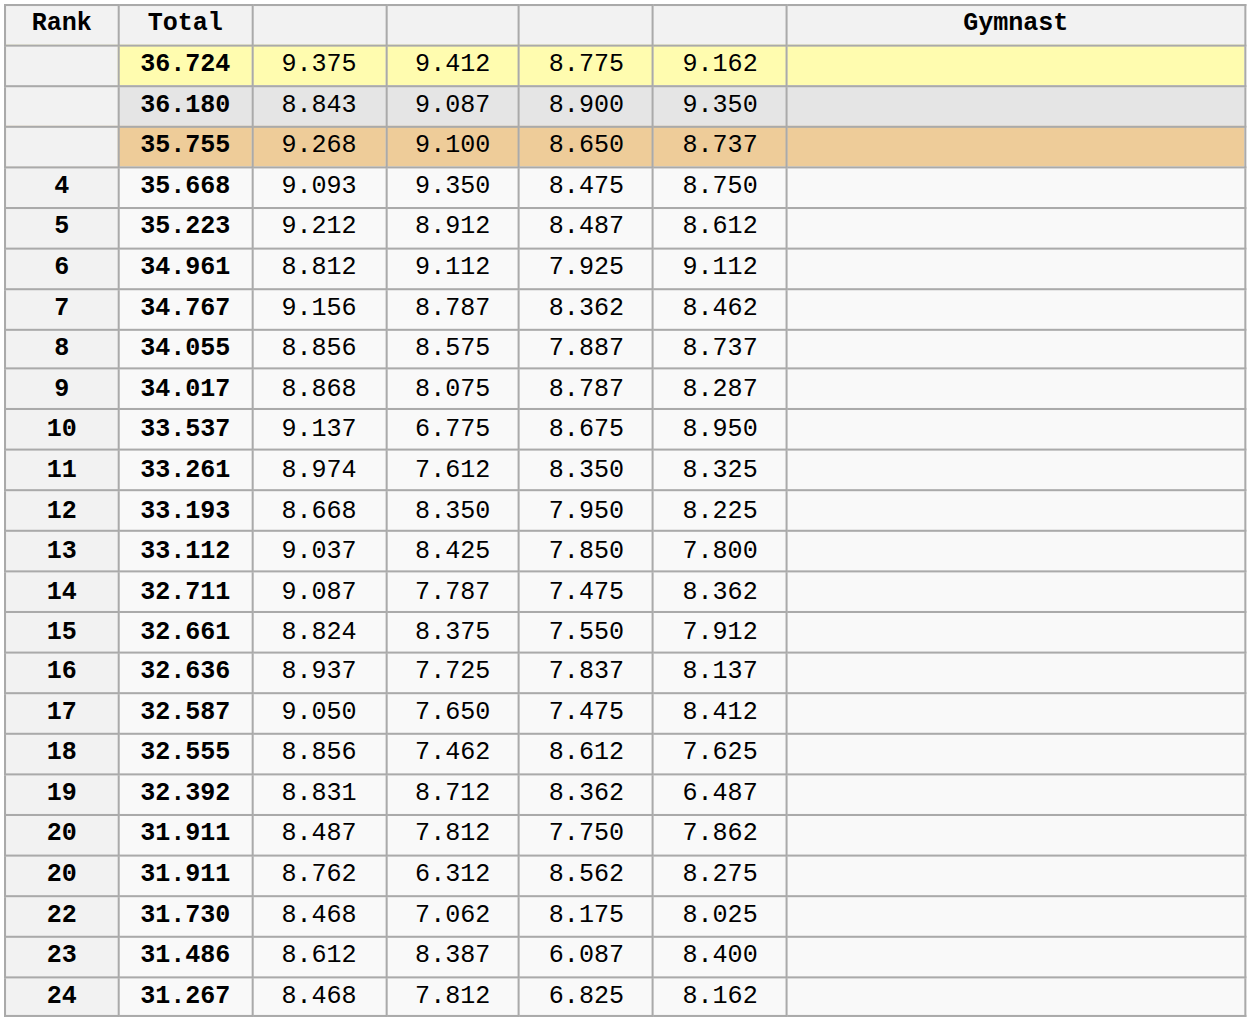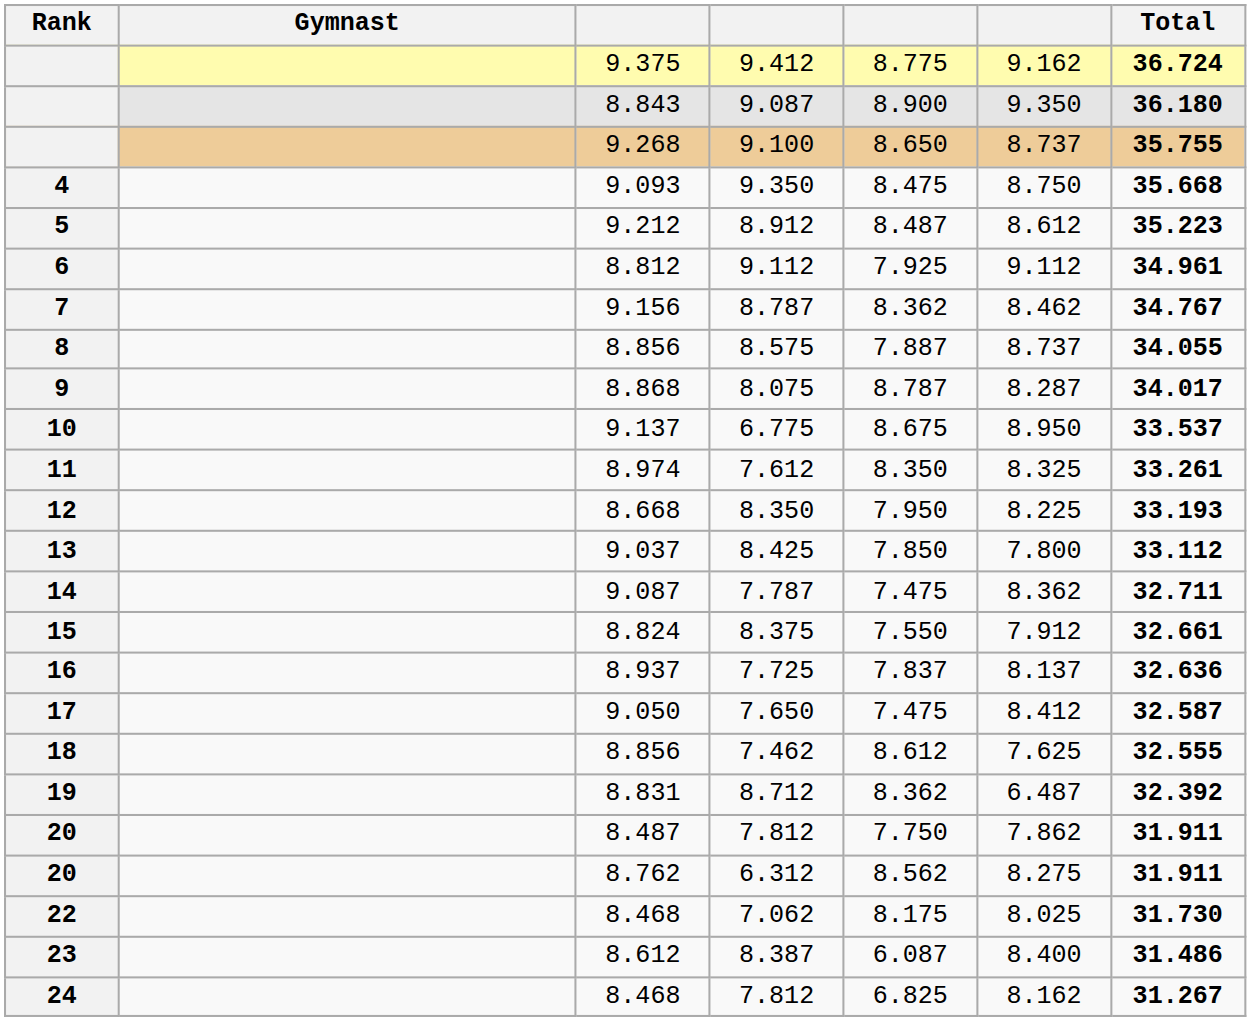columns swapped: (1016, 26) <-> (185, 26)
